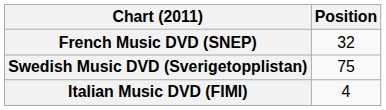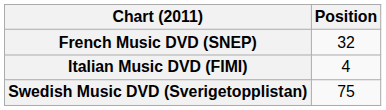rows swapped: (158, 92) <-> (158, 67)
